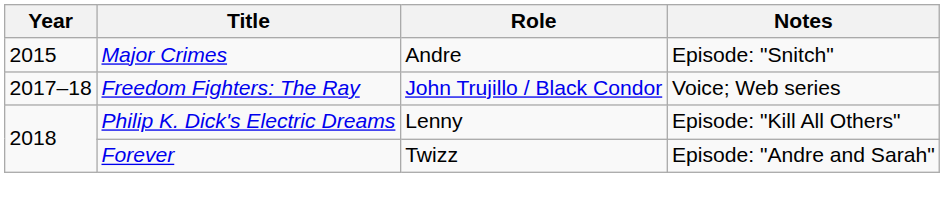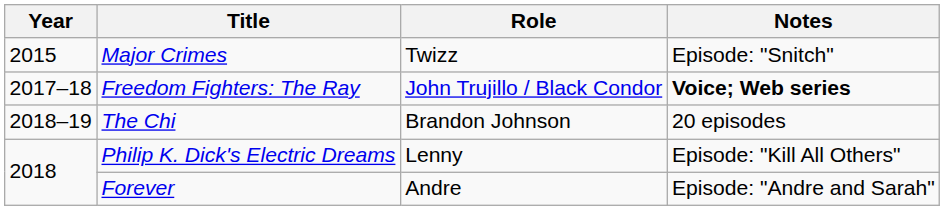(433, 54) Andre -> (432, 54) Twizz
(756, 88) normal -> (761, 88) bold
+ row: (138, 121)
(432, 155) Twizz -> (433, 188) Andre
